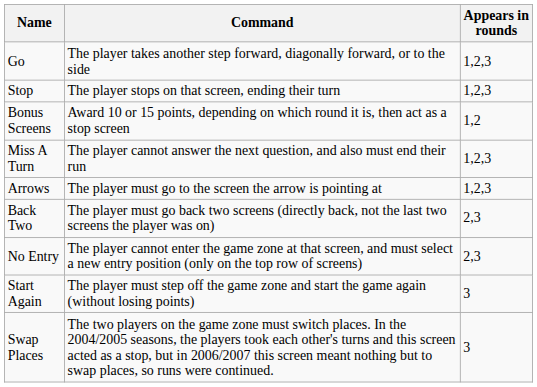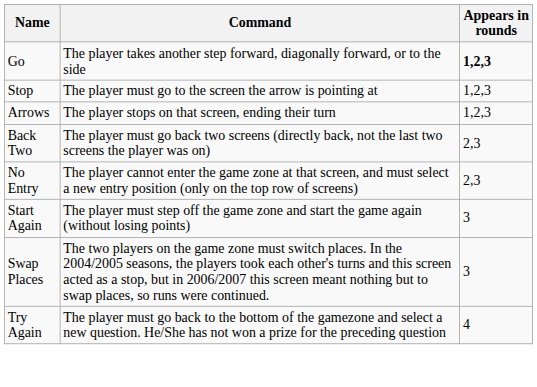(477, 61) normal -> (477, 61) bold
(204, 91) The player stops on that screen, ending their turn -> (220, 91) The player must go to the screen the arrow is pointing at
- row: (29, 120)
- row: (28, 158)
(225, 188) The player must go to the screen the arrow is pointing at -> (200, 113) The player stops on that screen, ending their turn
+ row: (25, 325)
